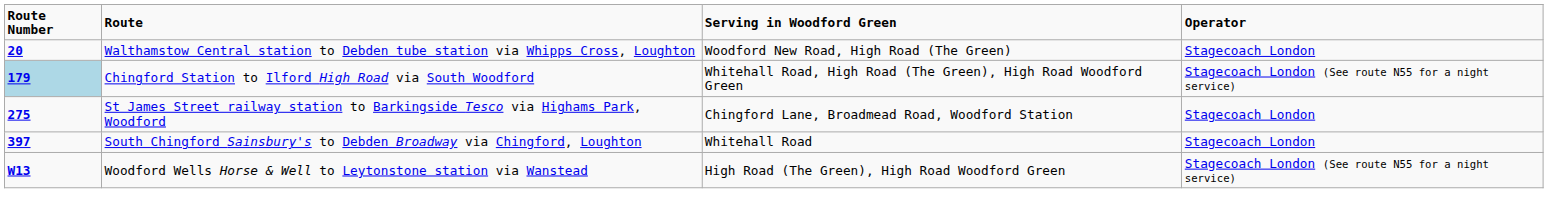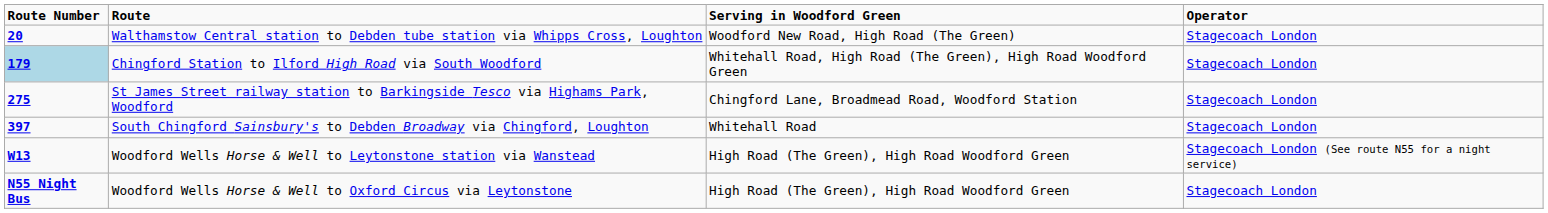(1337, 78) Stagecoach London (See route N55 for a night service) -> (1252, 64) Stagecoach London
+ row: (342, 191)
